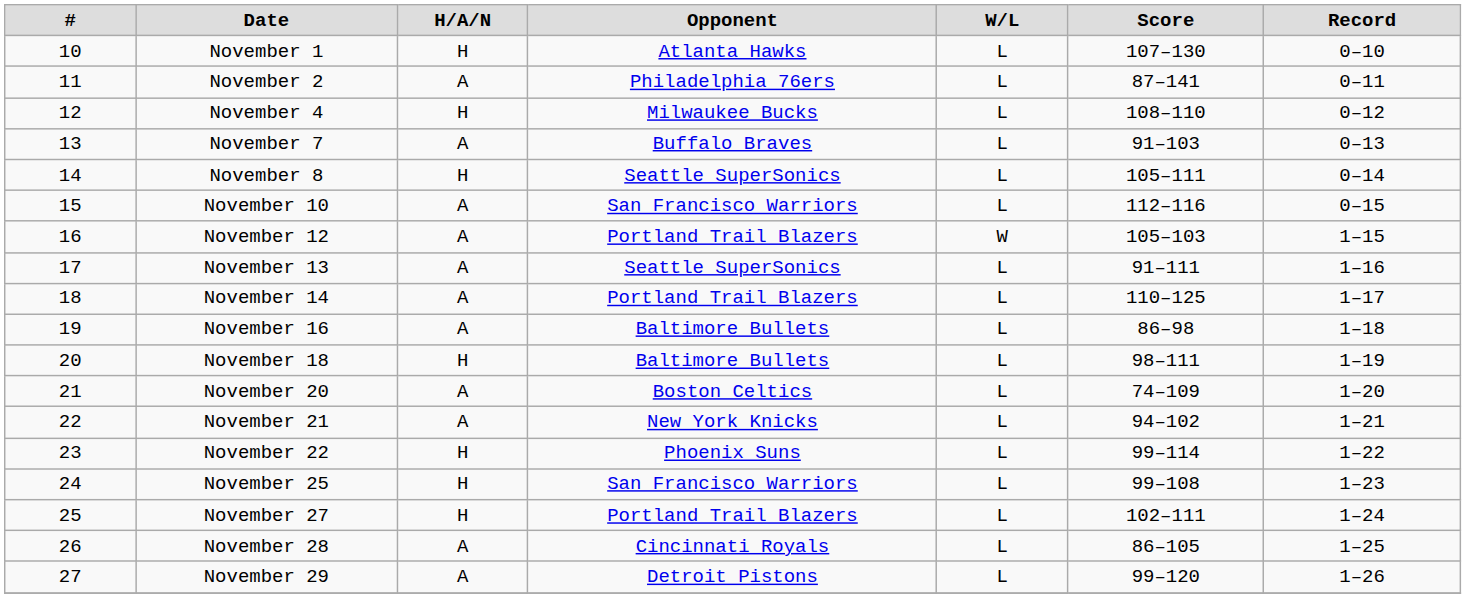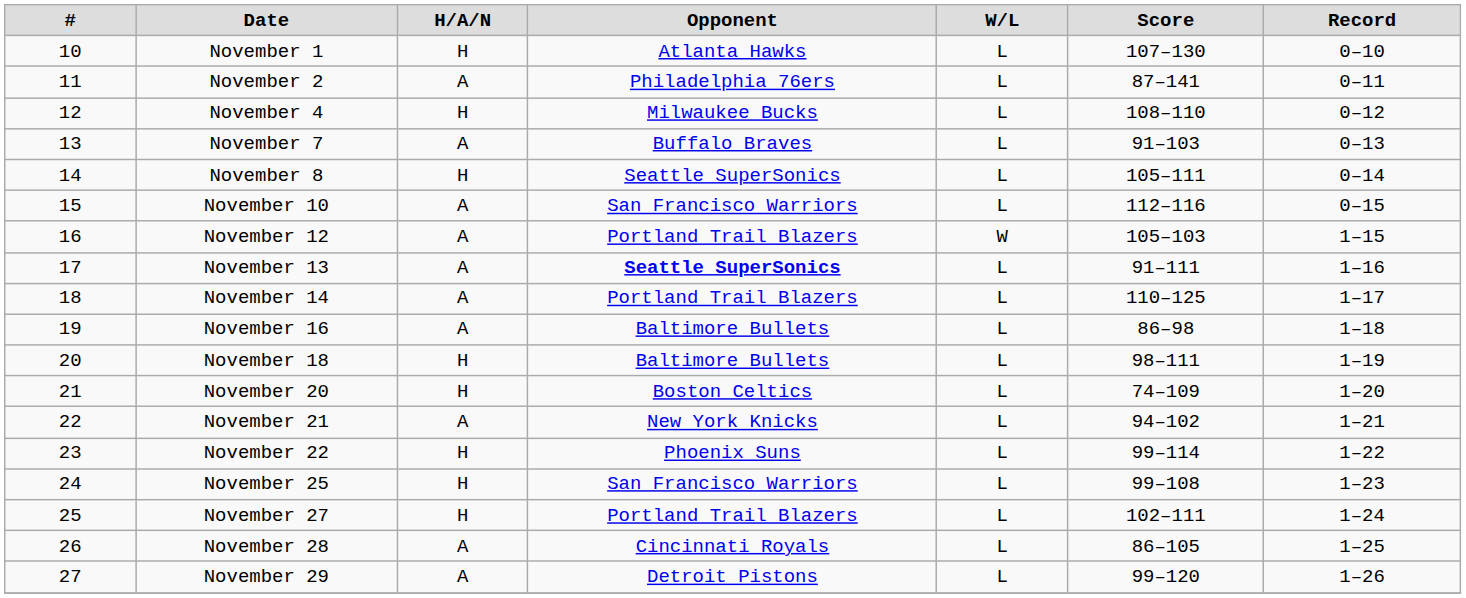(732, 268) normal -> (732, 268) bold
(463, 391) A -> (463, 391) H
